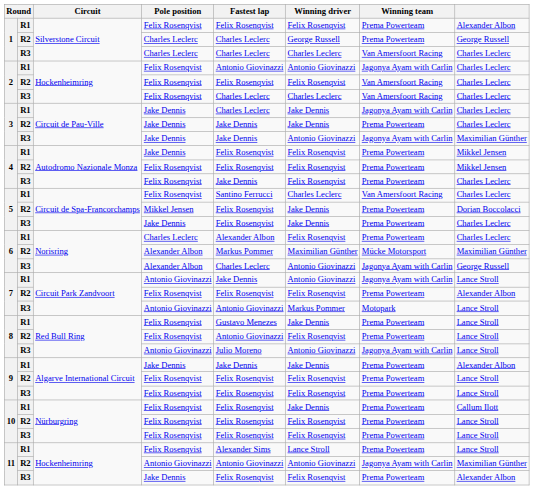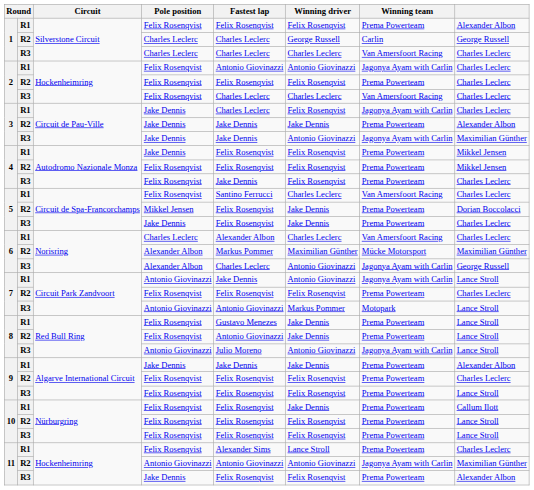(393, 39) Prema Powerteam -> (372, 39) Carlin
(402, 81) Van Amersfoort Racing -> (393, 81) Prema Powerteam
(308, 110) Jake Dennis -> (316, 110) Felix Rosenqvist
(484, 124) Charles Leclerc -> (486, 124) Alexander Albon
(316, 237) Felix Rosenqvist -> (315, 237) Charles Leclerc
(393, 237) Prema Powerteam -> (402, 237) Van Amersfoort Racing
(486, 293) Alexander Albon -> (484, 293) Charles Leclerc
(316, 336) Felix Rosenqvist -> (308, 336) Jake Dennis
(478, 378) Lance Stroll -> (484, 378) Charles Leclerc
(478, 449) Lance Stroll -> (484, 449) Charles Leclerc
